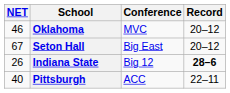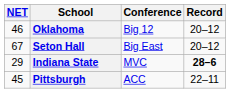(135, 29) MVC -> (138, 29) Big 12
(17, 63) 26 -> (17, 63) 29
(138, 63) Big 12 -> (135, 63) MVC
(17, 79) 40 -> (17, 79) 45
